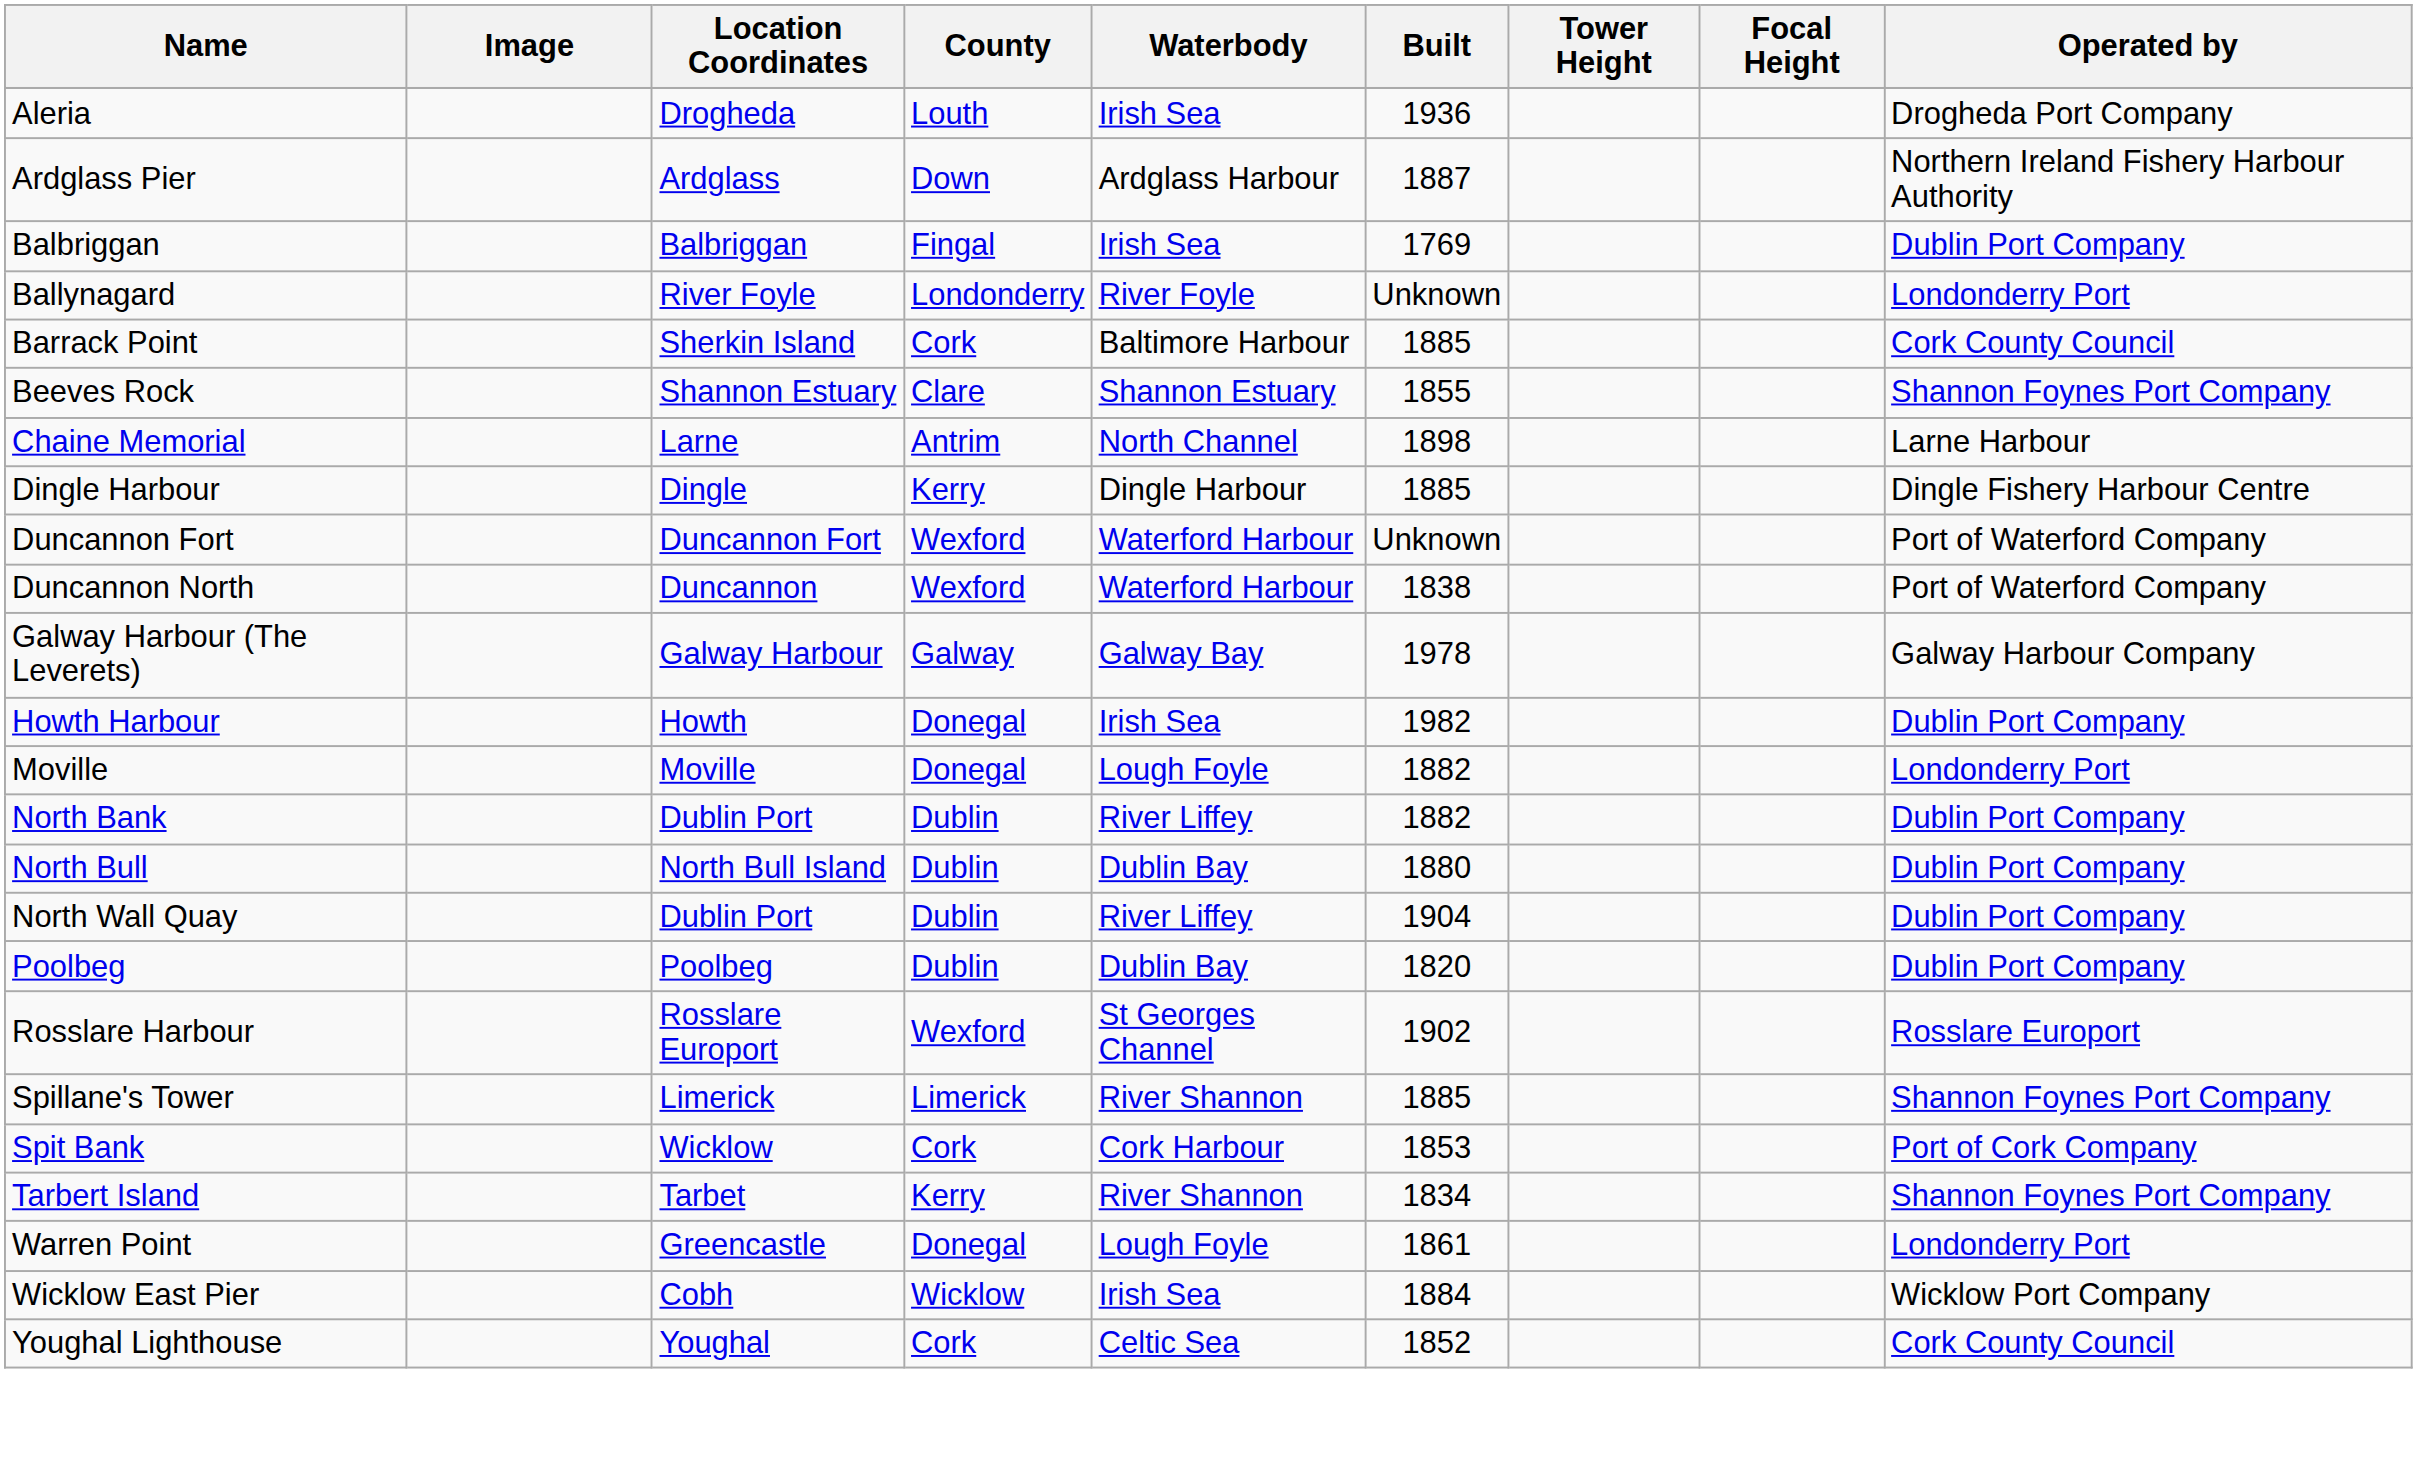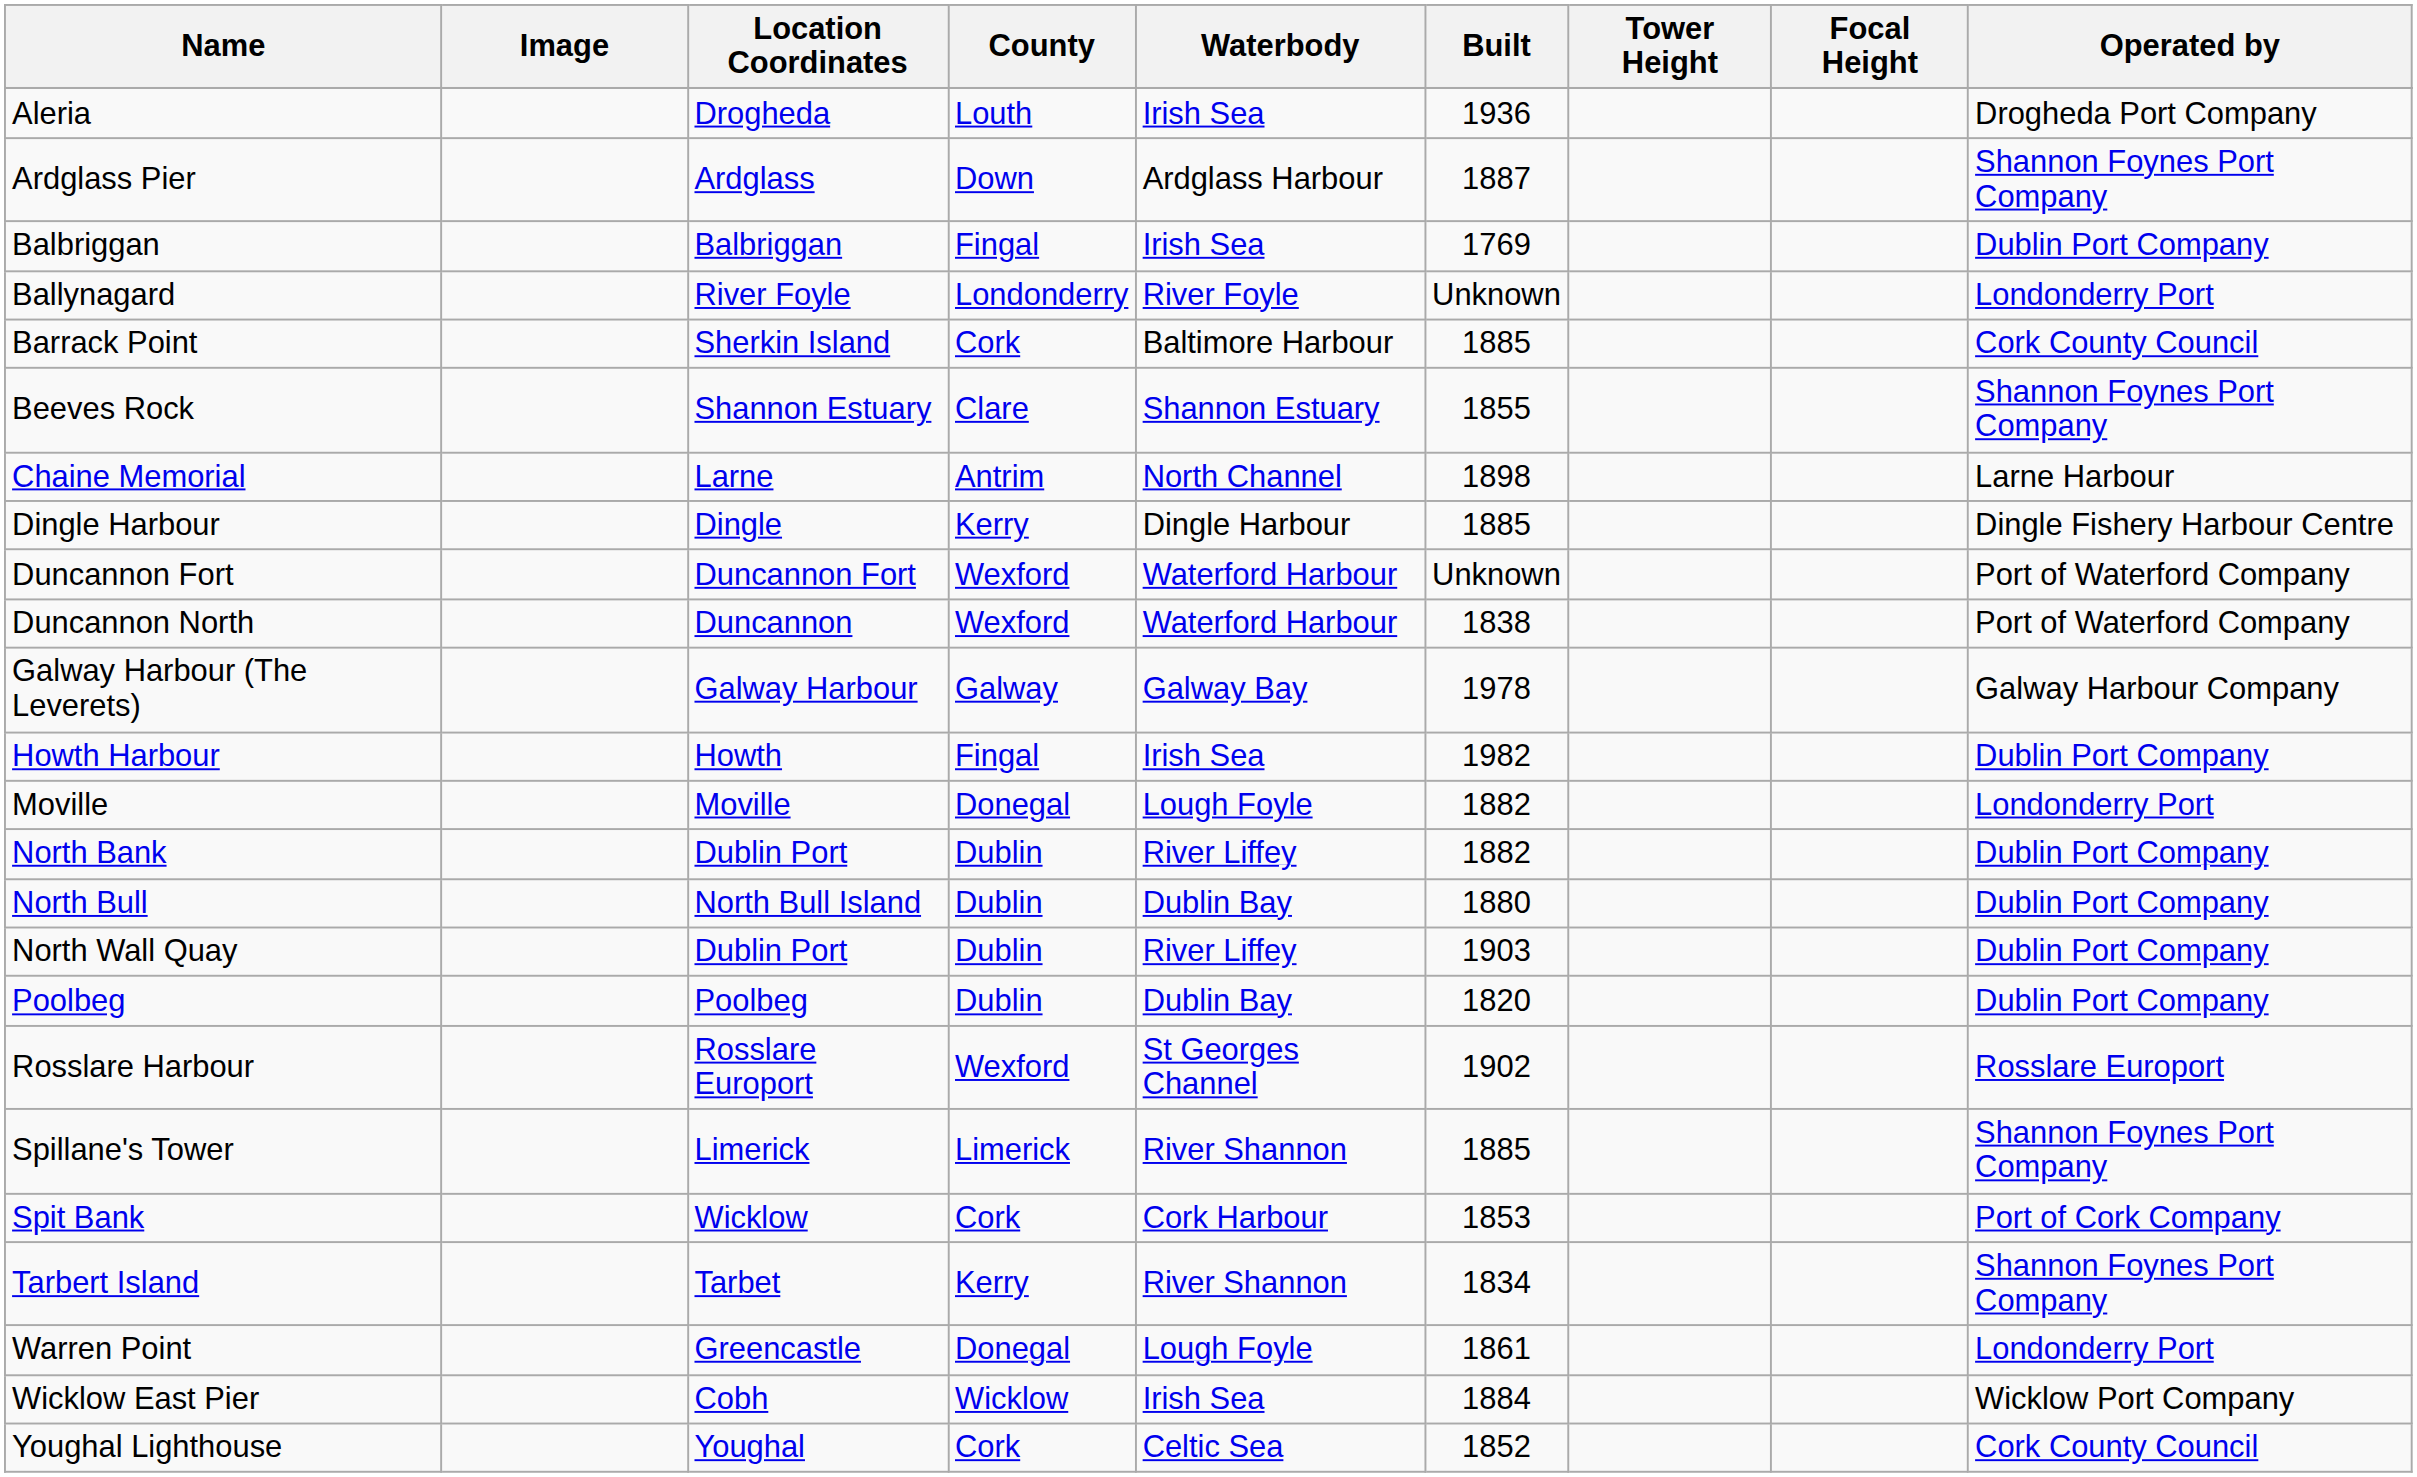(2118, 179) Northern Ireland Fishery Harbour Authority -> (2124, 179) Shannon Foynes Port Company
(969, 720) Donegal -> (997, 755) Fingal
(1437, 916) 1904 -> (1496, 951) 1903
